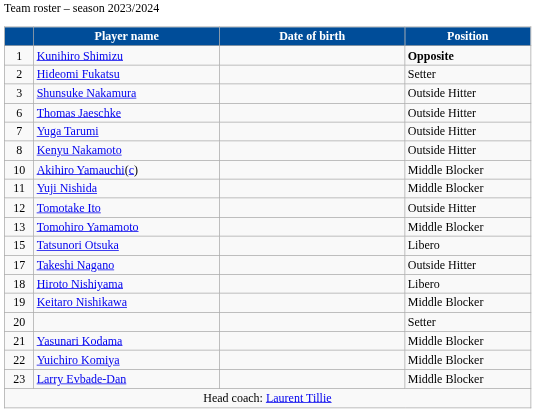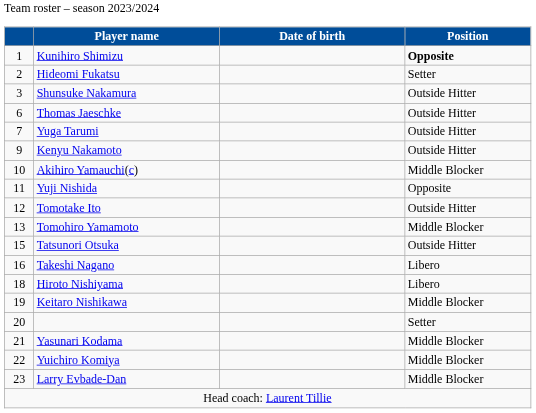(19, 150) 8 -> (19, 150) 9
(446, 188) Middle Blocker -> (429, 188) Opposite
(424, 245) Libero -> (442, 245) Outside Hitter
(19, 264) 17 -> (19, 264) 16
(442, 264) Outside Hitter -> (424, 264) Libero
